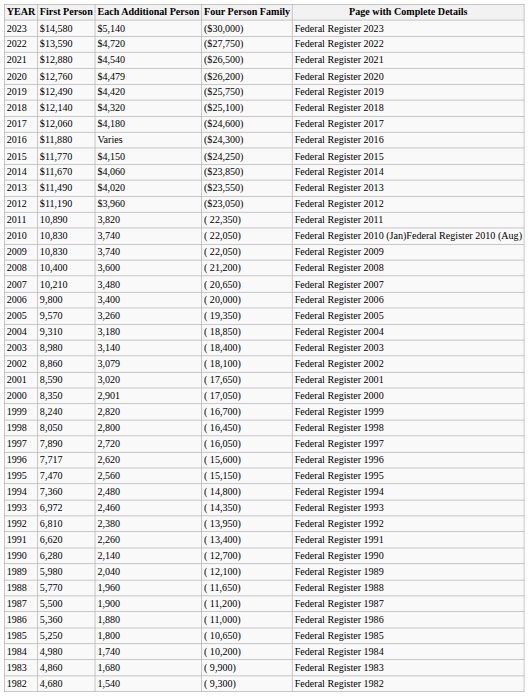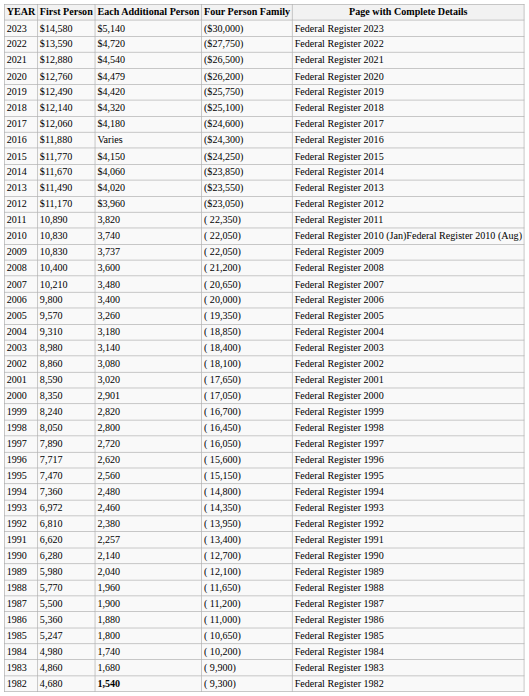(56, 204) $11,190 -> (56, 204) $11,170
(109, 252) 3,740 -> (109, 252) 3,737
(109, 364) 3,079 -> (109, 364) 3,080
(109, 540) 2,260 -> (109, 540) 2,257
(51, 635) 5,250 -> (51, 635) 5,247
(109, 683) normal -> (109, 683) bold
